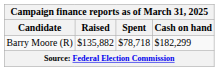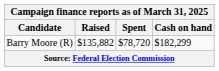(134, 43) $78,718 -> (134, 43) $78,720
